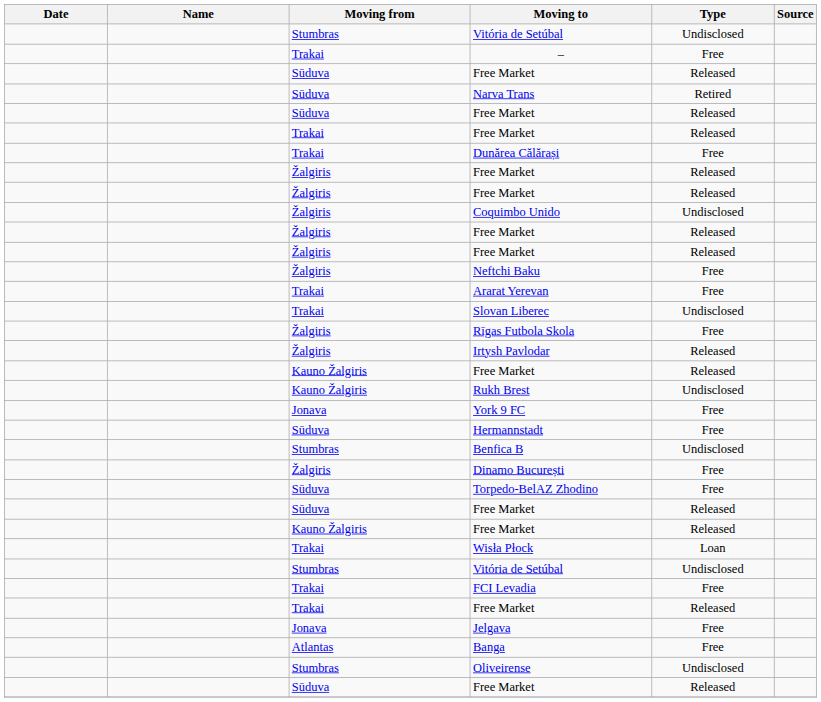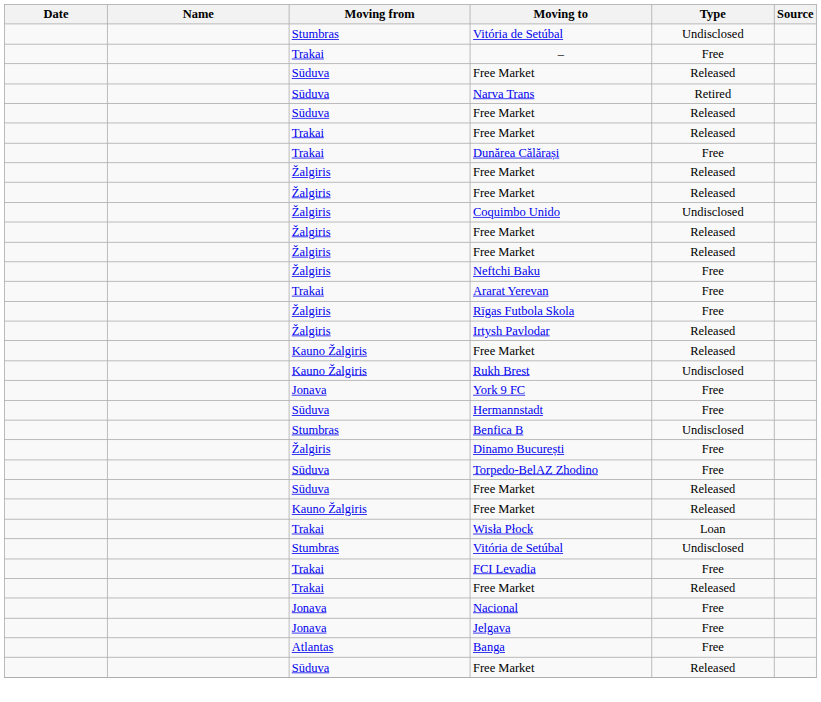- row: (308, 311)
+ row: (309, 608)
- row: (315, 667)
